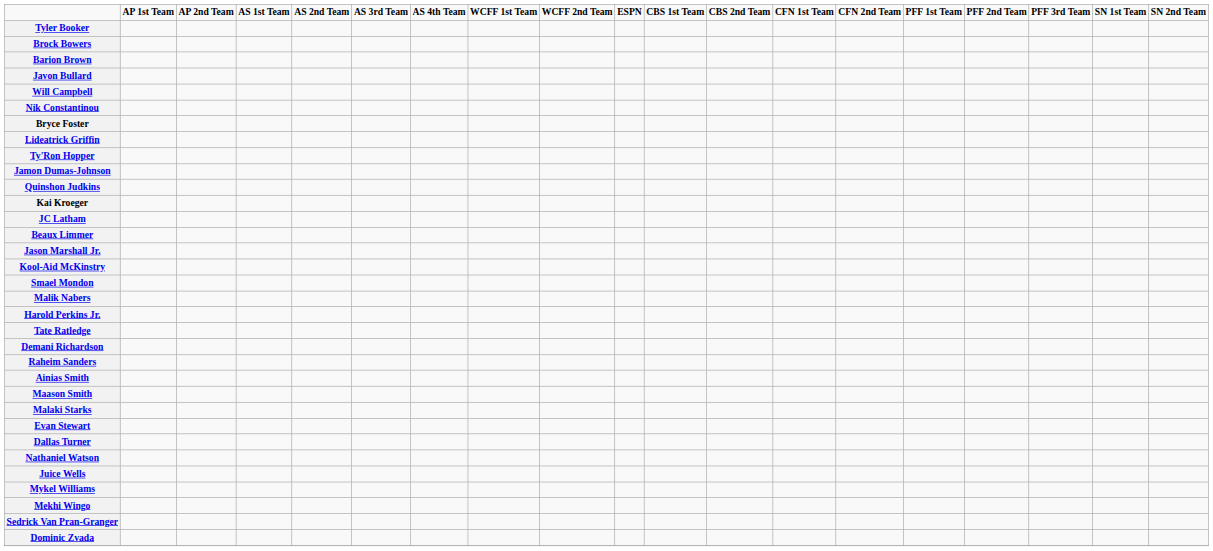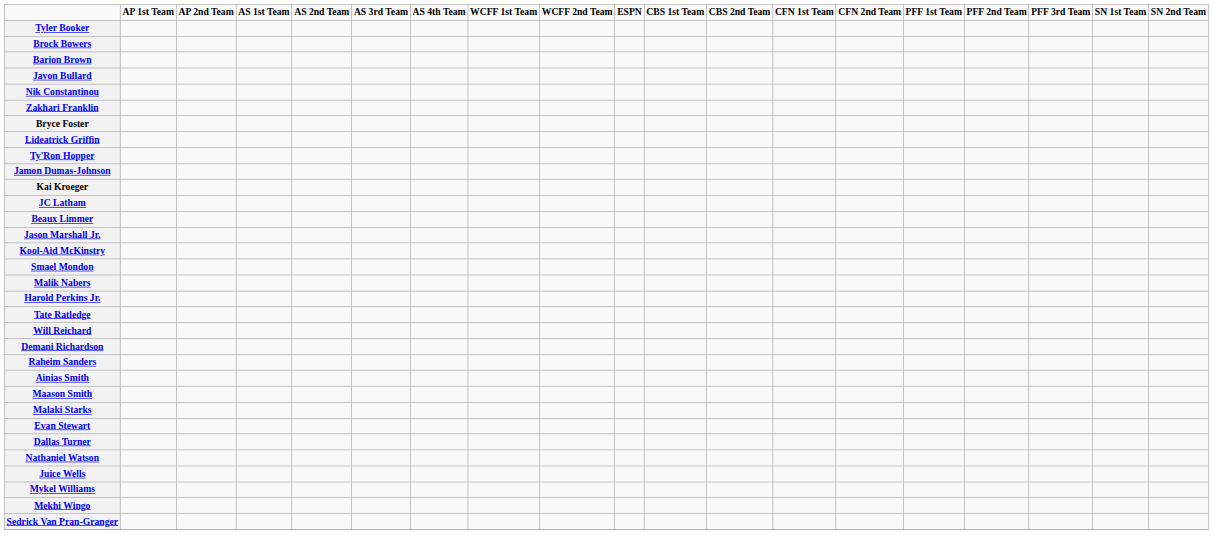- row: (62, 92)
+ row: (62, 108)
- row: (62, 187)
+ row: (62, 331)
- row: (62, 537)
